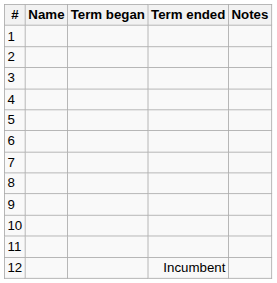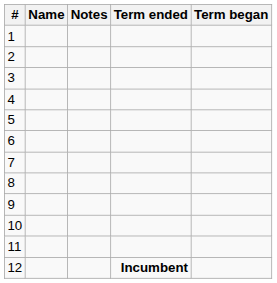columns swapped: (108, 15) <-> (250, 15)
(194, 267) normal -> (154, 267) bold
